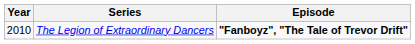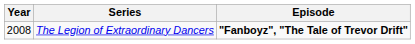(19, 30) 2010 -> (19, 30) 2008
